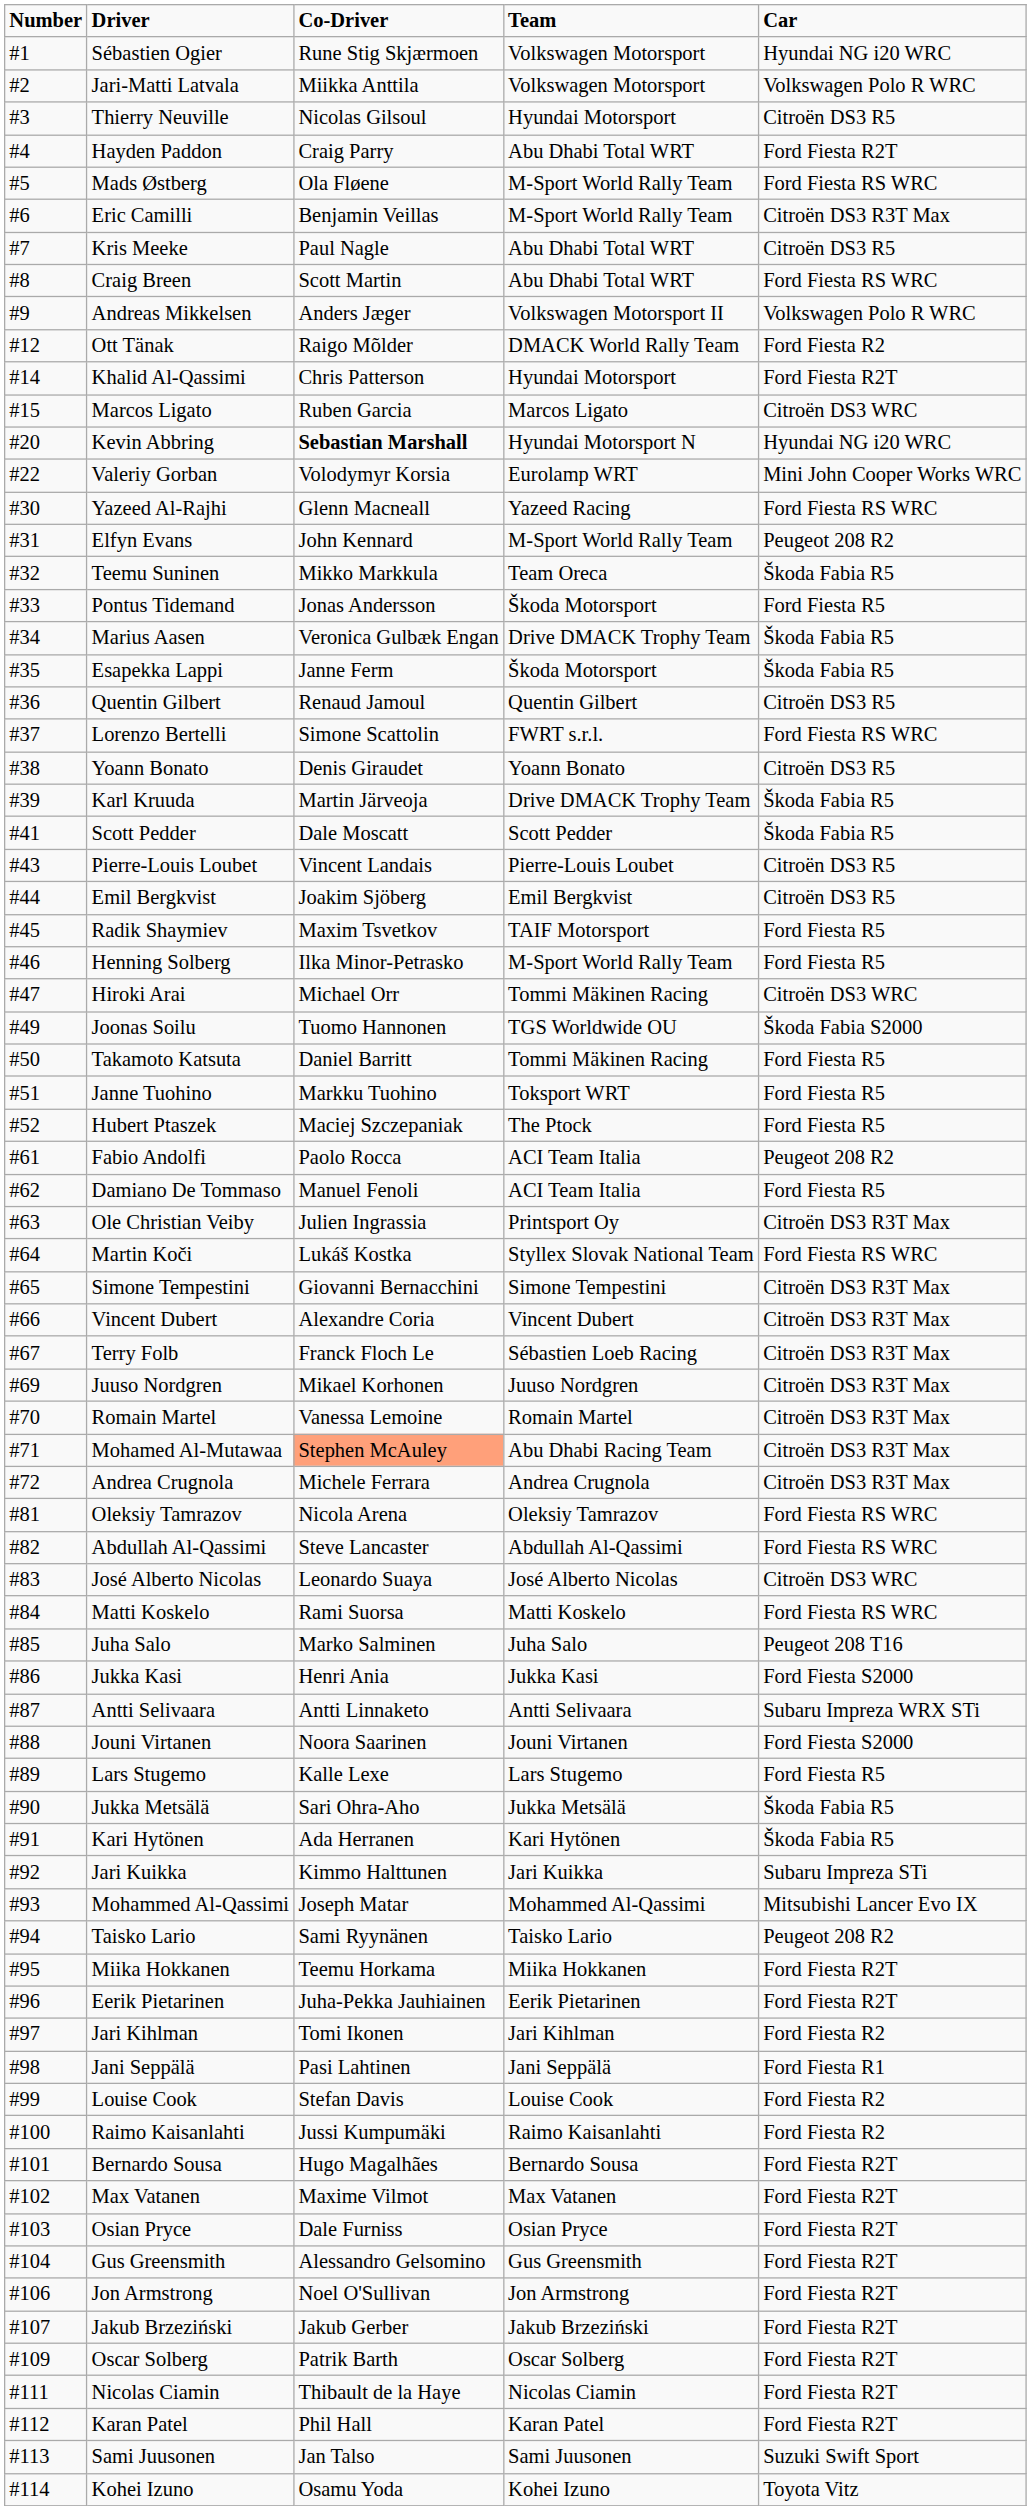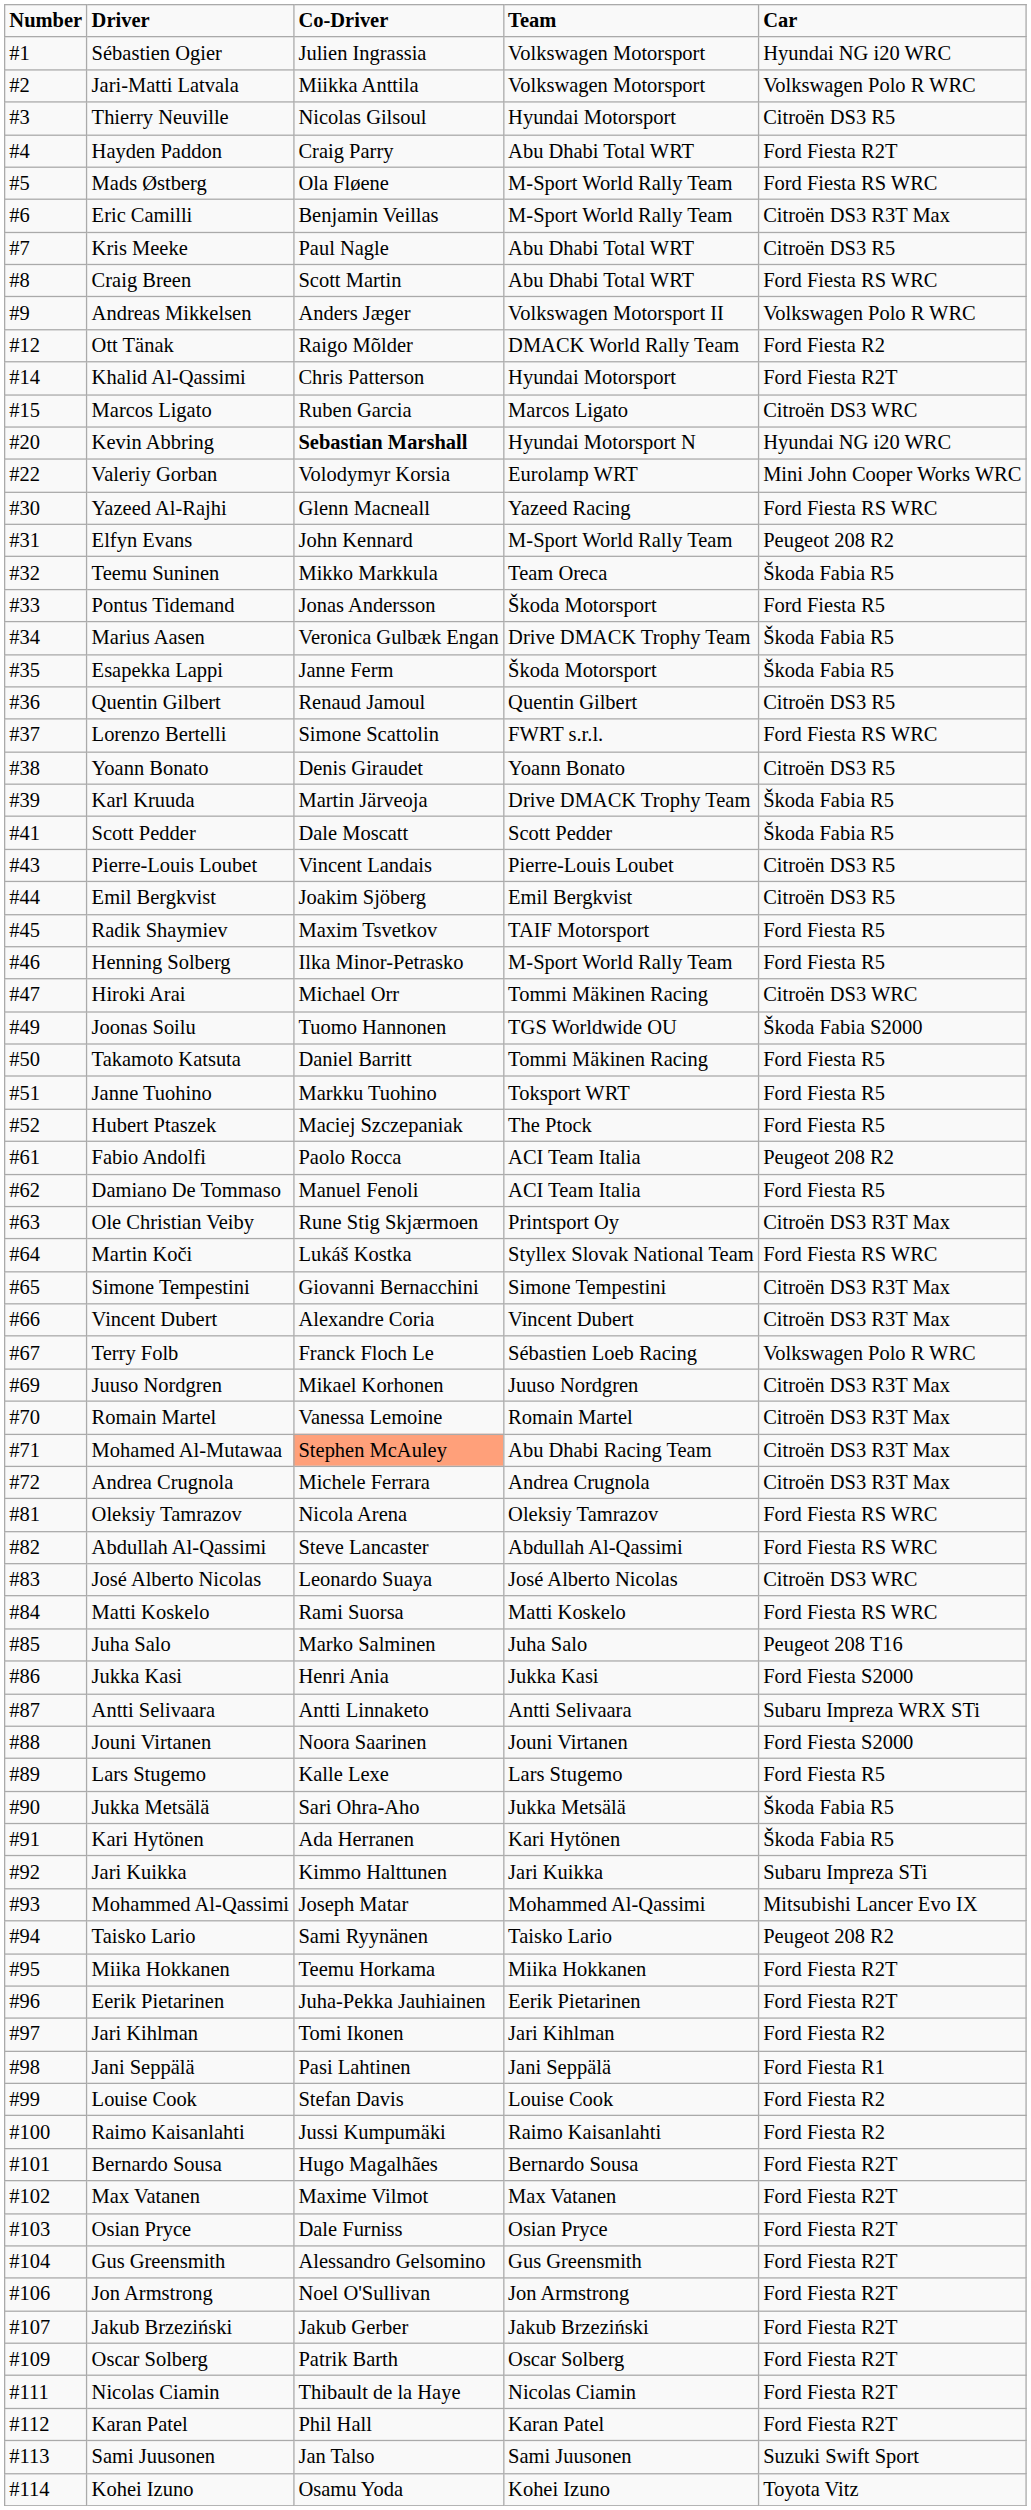(388, 53) Rune Stig Skjærmoen -> (362, 53) Julien Ingrassia
(362, 1222) Julien Ingrassia -> (388, 1222) Rune Stig Skjærmoen
(857, 1352) Citroën DS3 R3T Max -> (869, 1352) Volkswagen Polo R WRC
